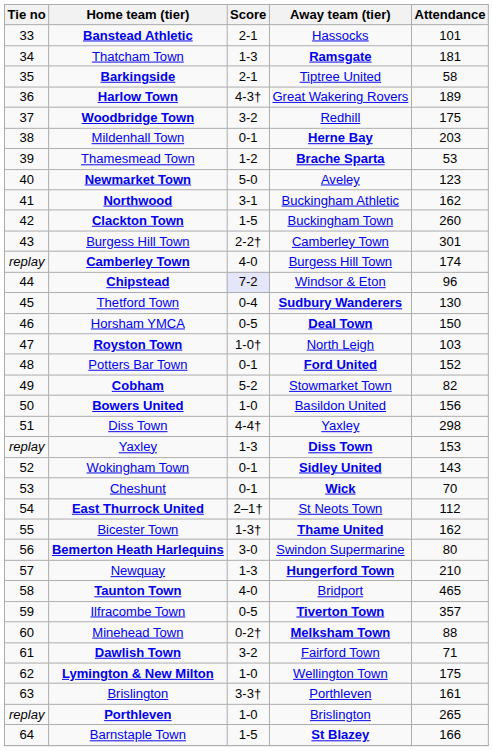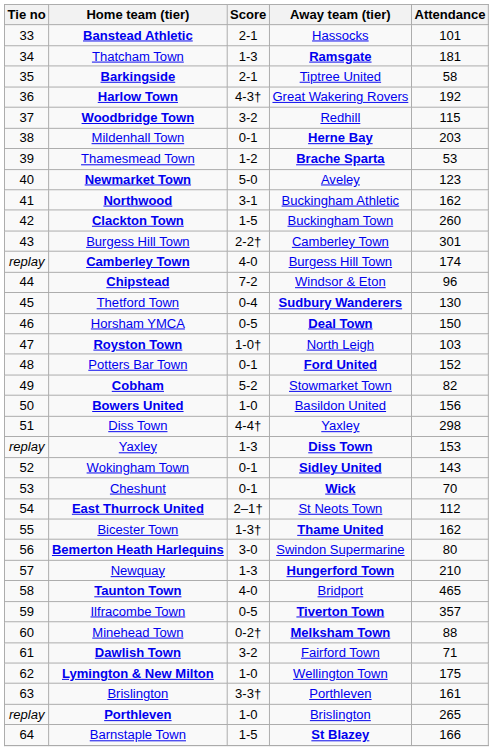(450, 97) 189 -> (450, 97) 192
(450, 117) 175 -> (450, 117) 115
(248, 282) lavender background -> (248, 282) no background
